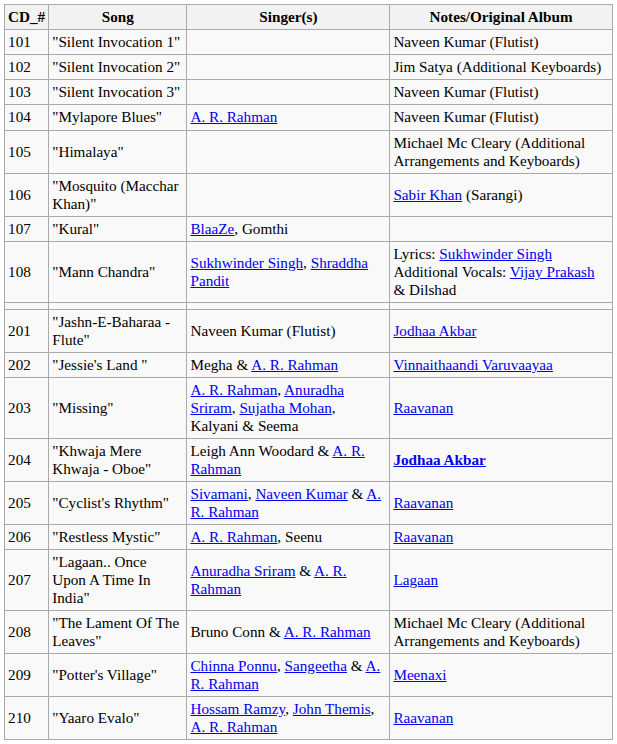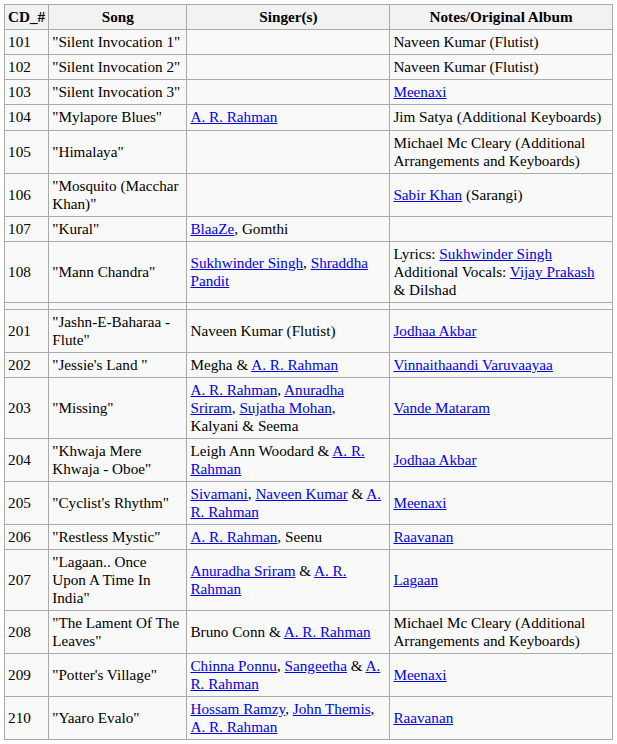(497, 67) Jim Satya (Additional Keyboards) -> (466, 67) Naveen Kumar (Flutist)
(466, 92) Naveen Kumar (Flutist) -> (420, 92) Meenaxi
(466, 117) Naveen Kumar (Flutist) -> (497, 117) Jim Satya (Additional Keyboards)
(423, 407) Raavanan -> (442, 407) Vande Mataram
(440, 460) bold -> (435, 460) normal
(423, 503) Raavanan -> (420, 503) Meenaxi
